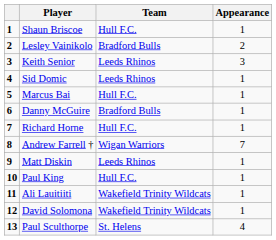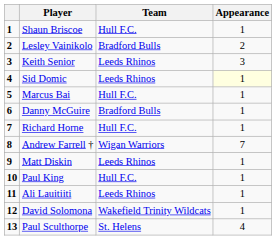(242, 78) no background -> (242, 78) lightyellow background
(155, 194) Wakefield Trinity Wildcats -> (127, 194) Leeds Rhinos
